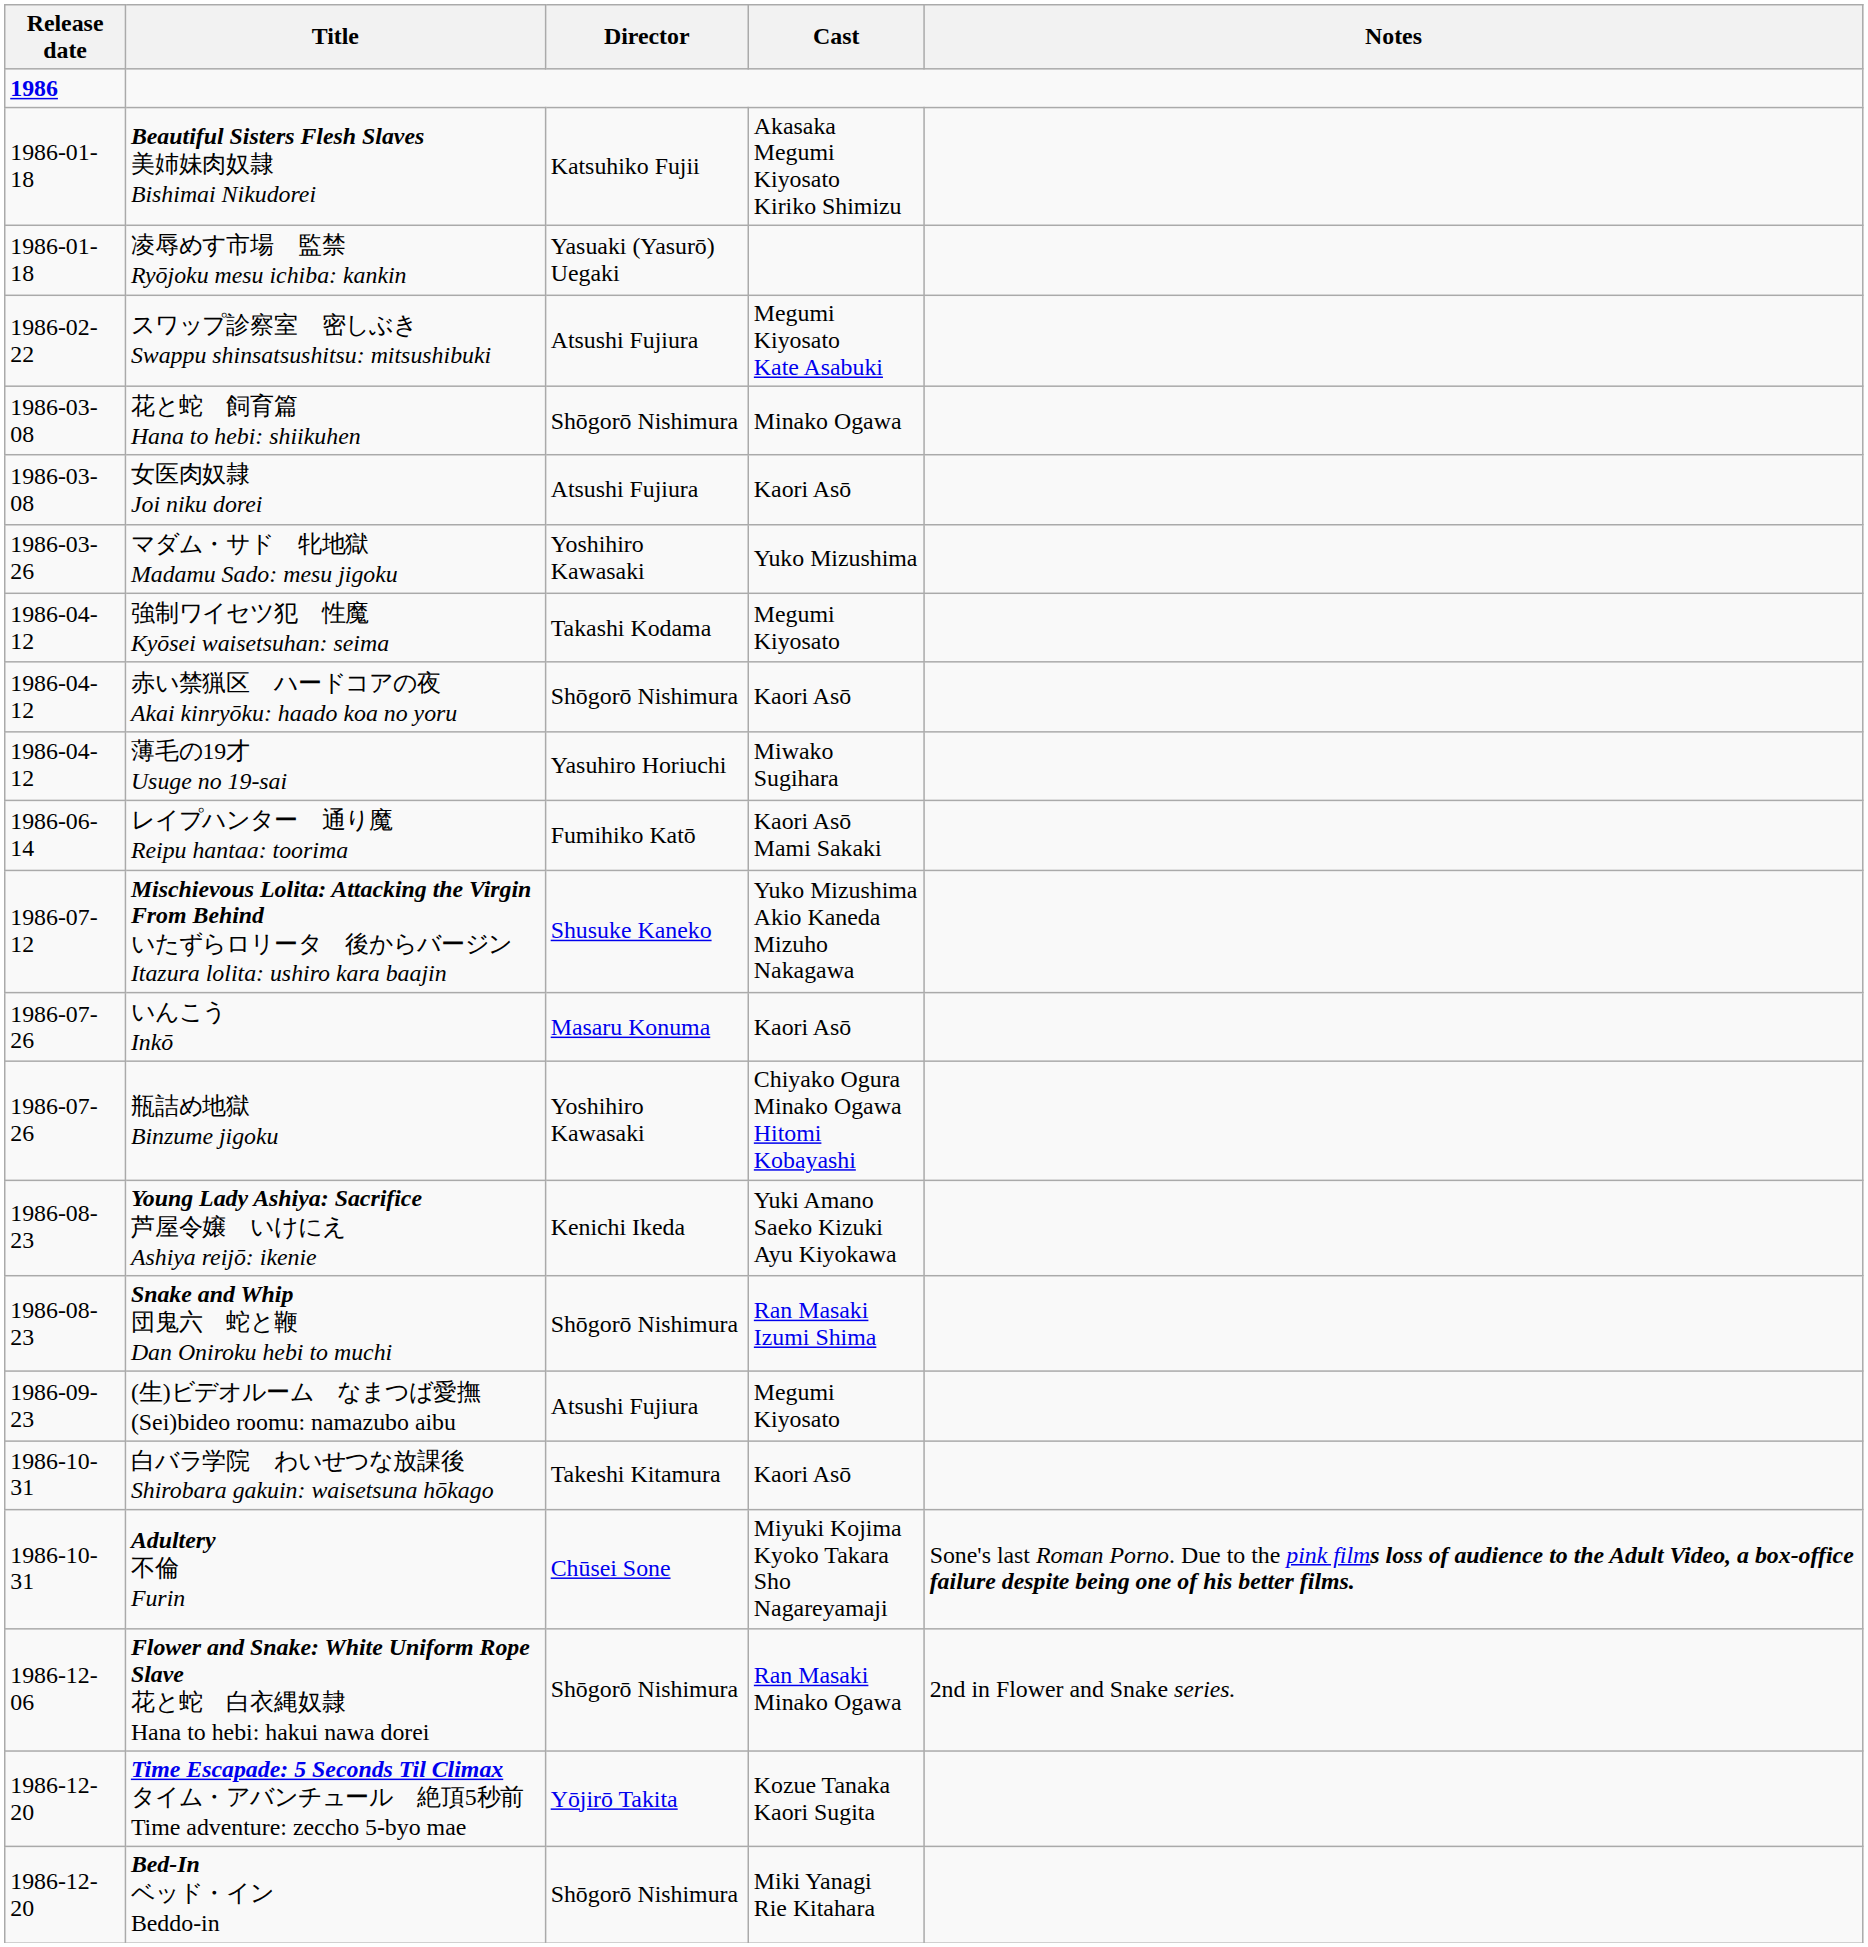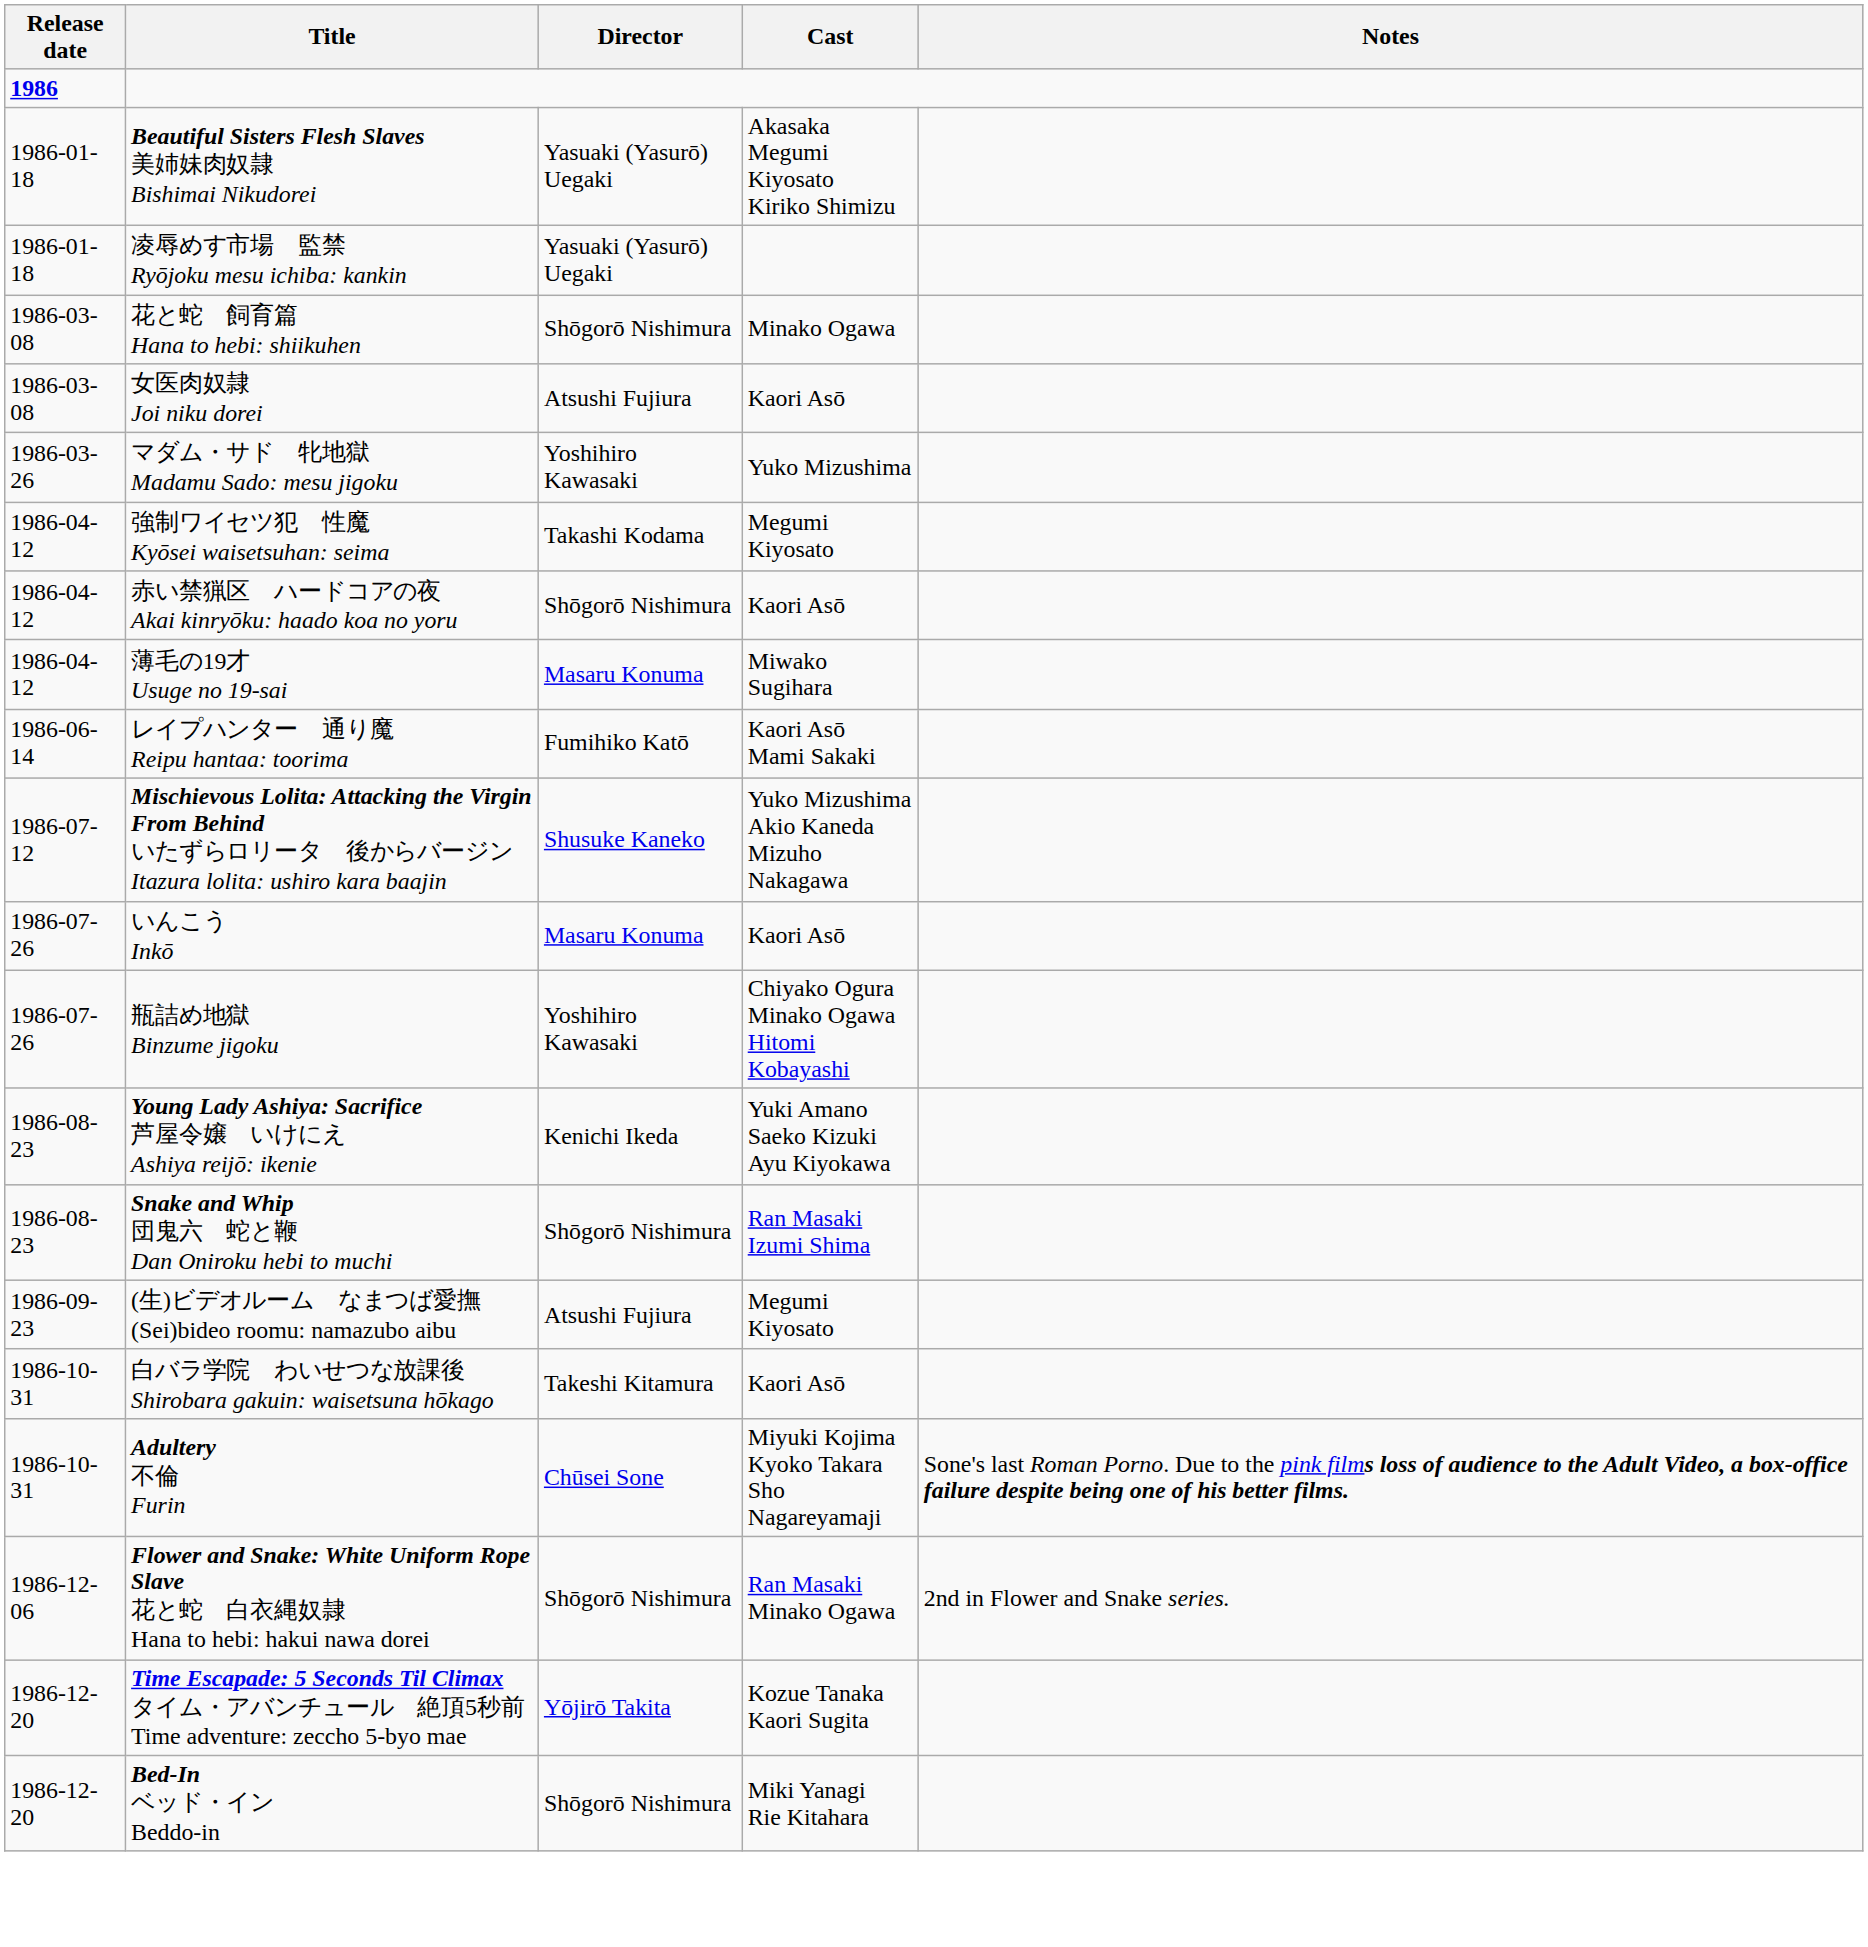(625, 166) Katsuhiko Fujii -> (626, 166) Yasuaki (Yasurō) Uegaki
- row: (311, 340)
(639, 765) Yasuhiro Horiuchi -> (624, 674) Masaru Konuma
